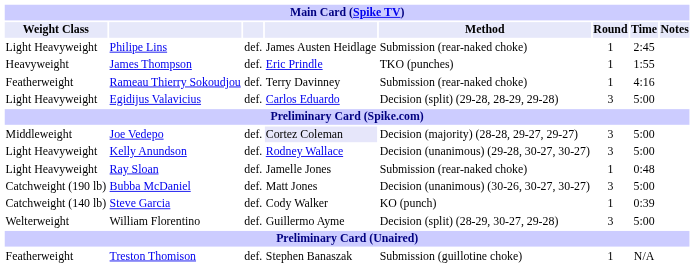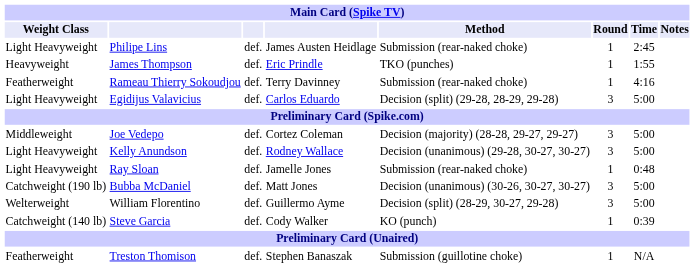(304, 134) lavender background -> (304, 134) no background
rows swapped: (140, 204) <-> (155, 221)
